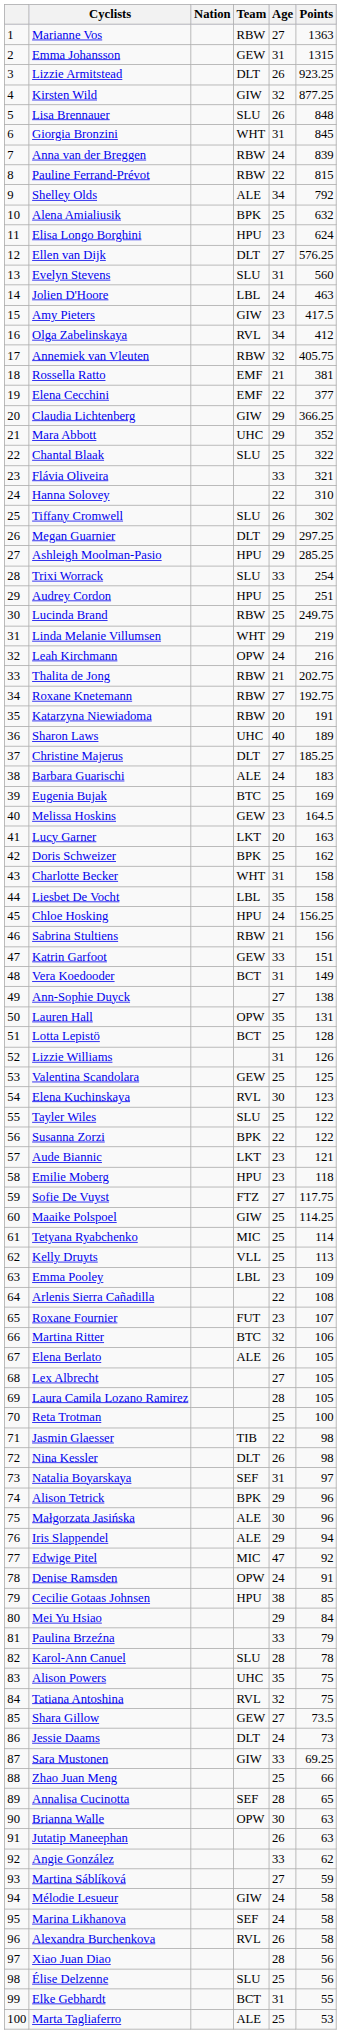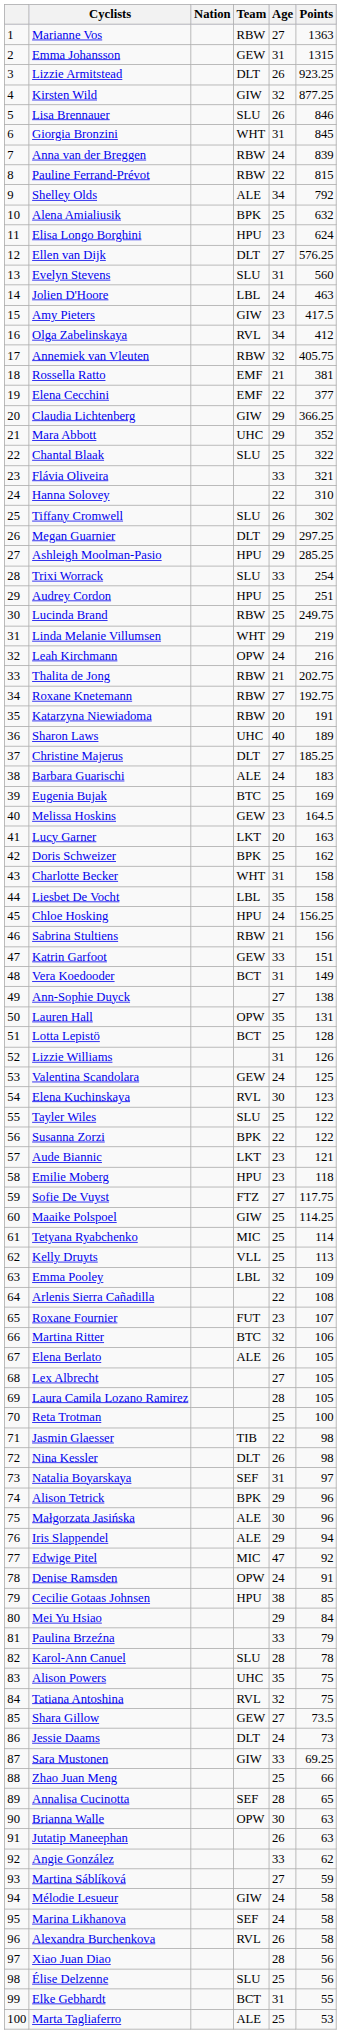(324, 114) 848 -> (324, 114) 846
(278, 1076) 25 -> (278, 1076) 24
(278, 1277) 23 -> (278, 1277) 32
